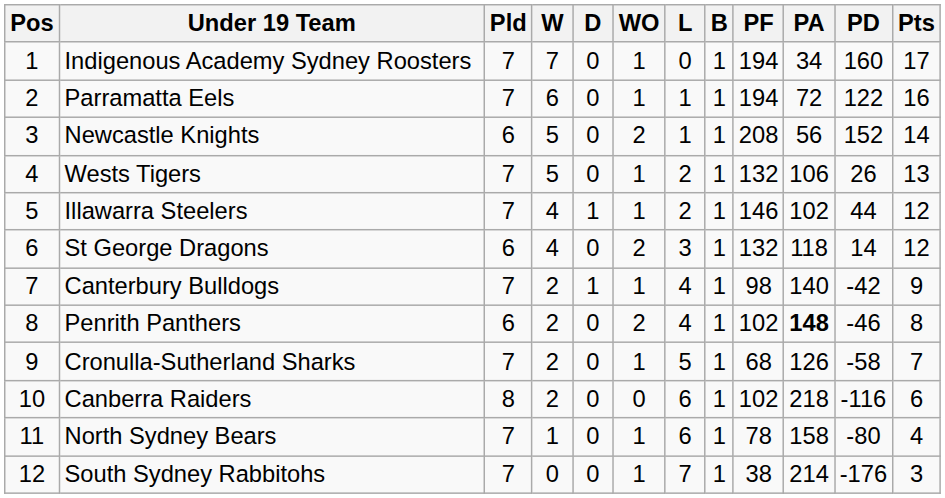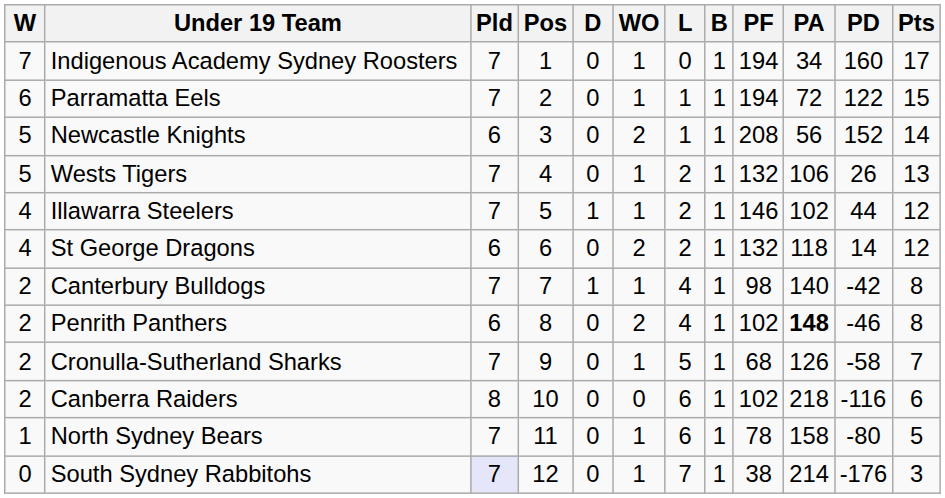columns swapped: (32, 23) <-> (552, 23)
(916, 98) 16 -> (916, 98) 15
(685, 248) 3 -> (685, 248) 2
(916, 286) 9 -> (916, 286) 8
(916, 436) 4 -> (916, 436) 5
(508, 473) no background -> (494, 473) lavender background
